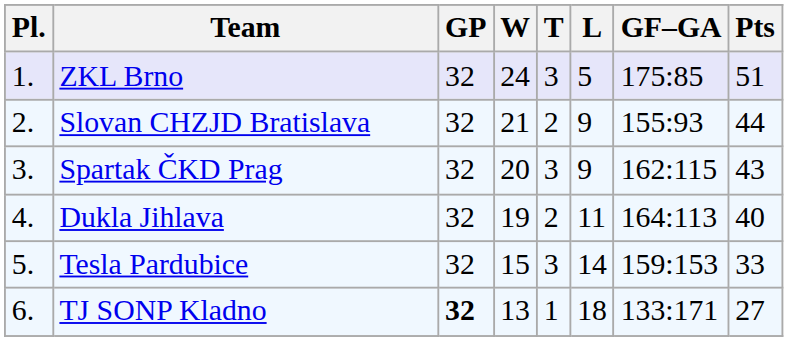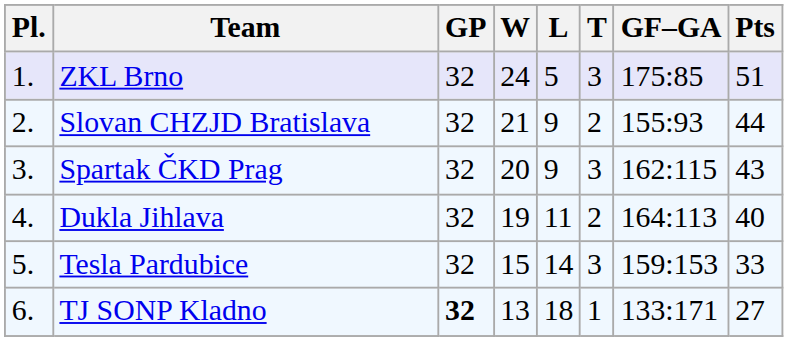columns swapped: (554, 28) <-> (592, 28)
